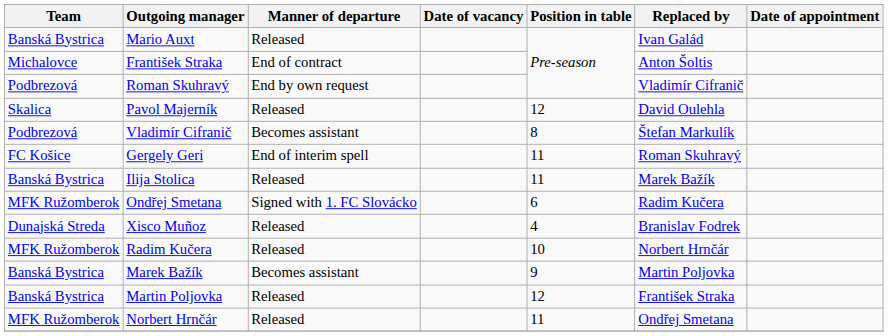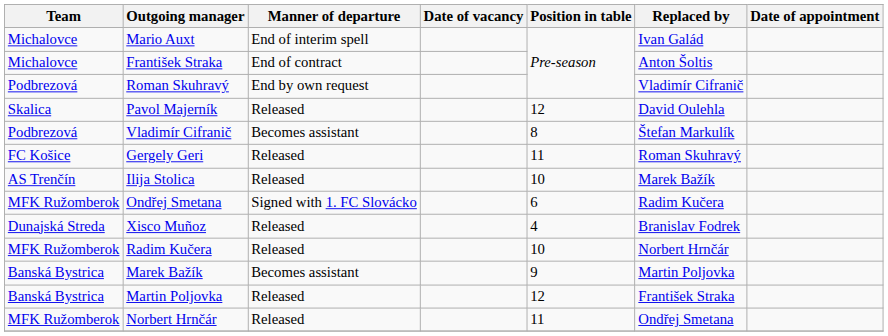(56, 39) Banská Bystrica -> (43, 39) Michalovce
(278, 39) Released -> (310, 39) End of interim spell
(310, 156) End of interim spell -> (278, 156) Released
(56, 179) Banská Bystrica -> (42, 179) AS Trenčín
(537, 179) 11 -> (538, 179) 10
